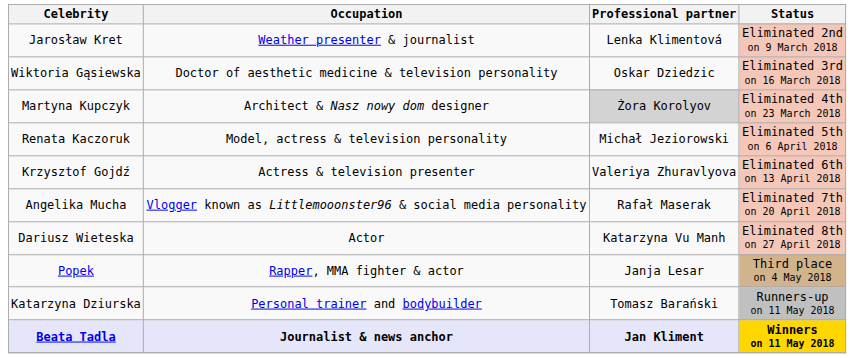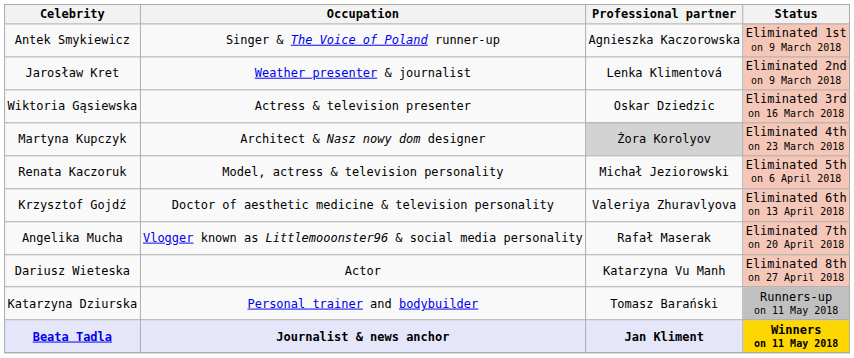+ row: (72, 40)
(366, 73) Doctor of aesthetic medicine & television personality -> (363, 106) Actress & television presenter
(366, 172) Actress & television presenter -> (363, 205) Doctor of aesthetic medicine & television personality
- row: (76, 271)
